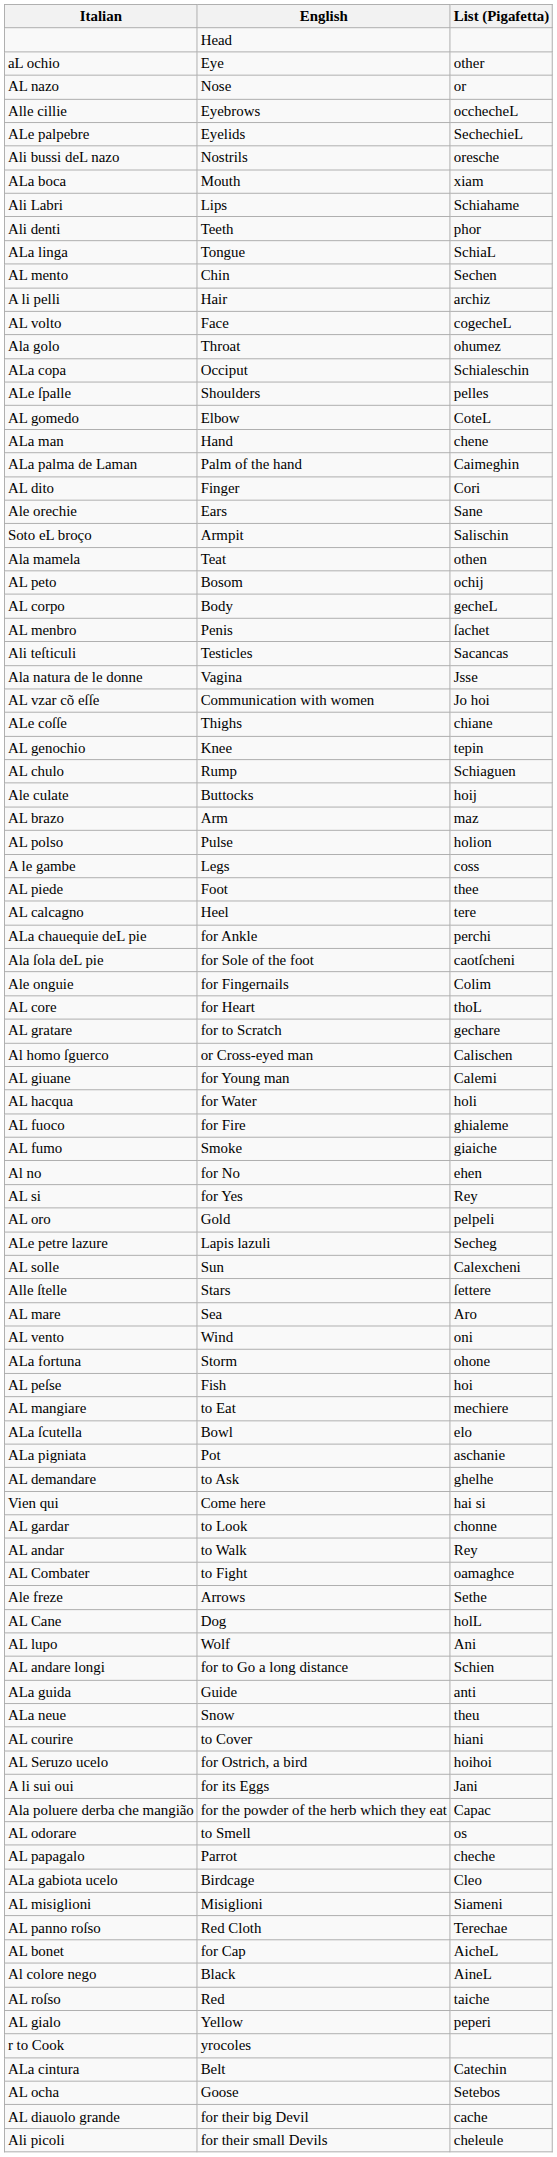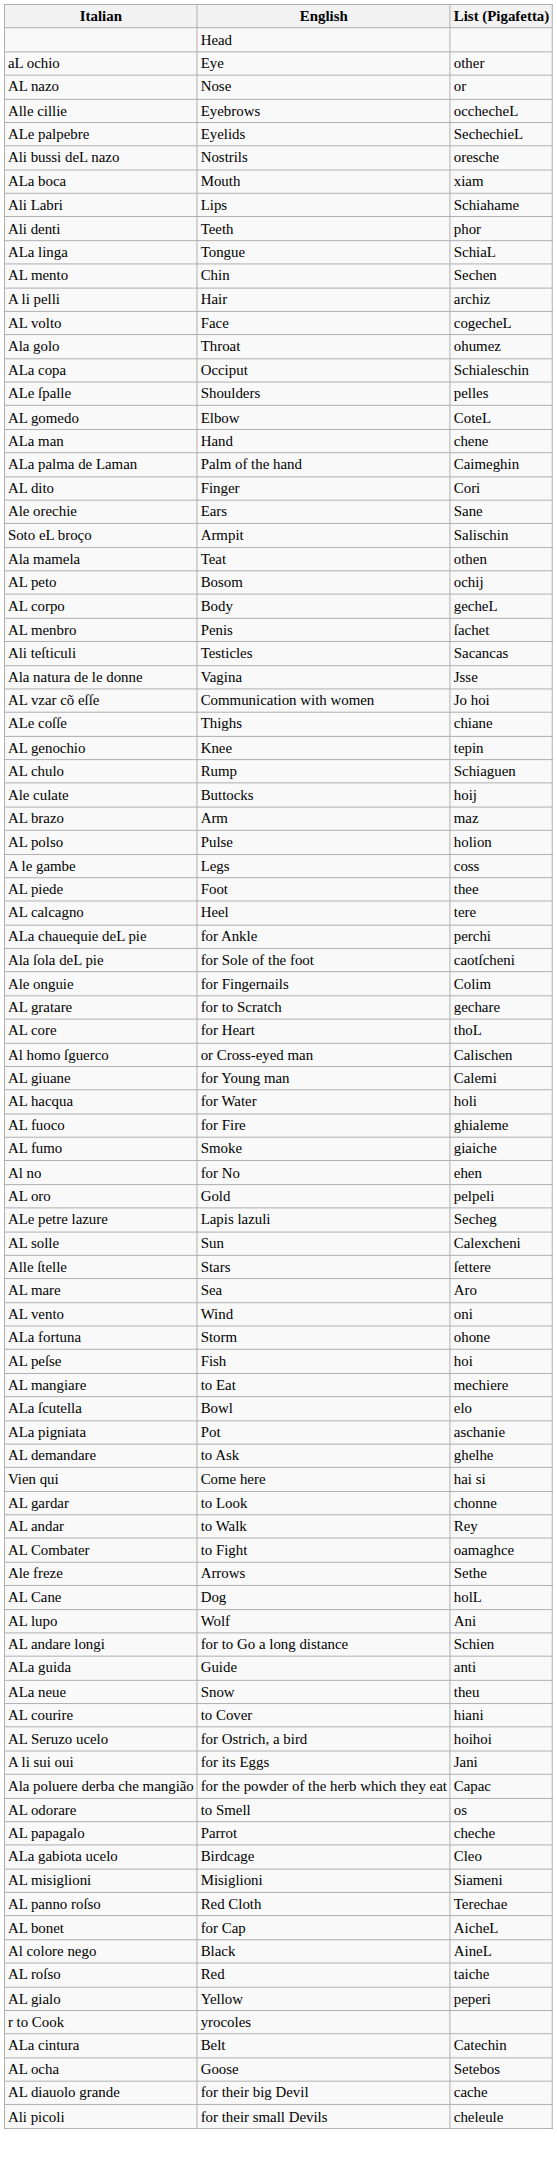rows swapped: (32, 1007) <-> (40, 1031)
- row: (24, 1196)
